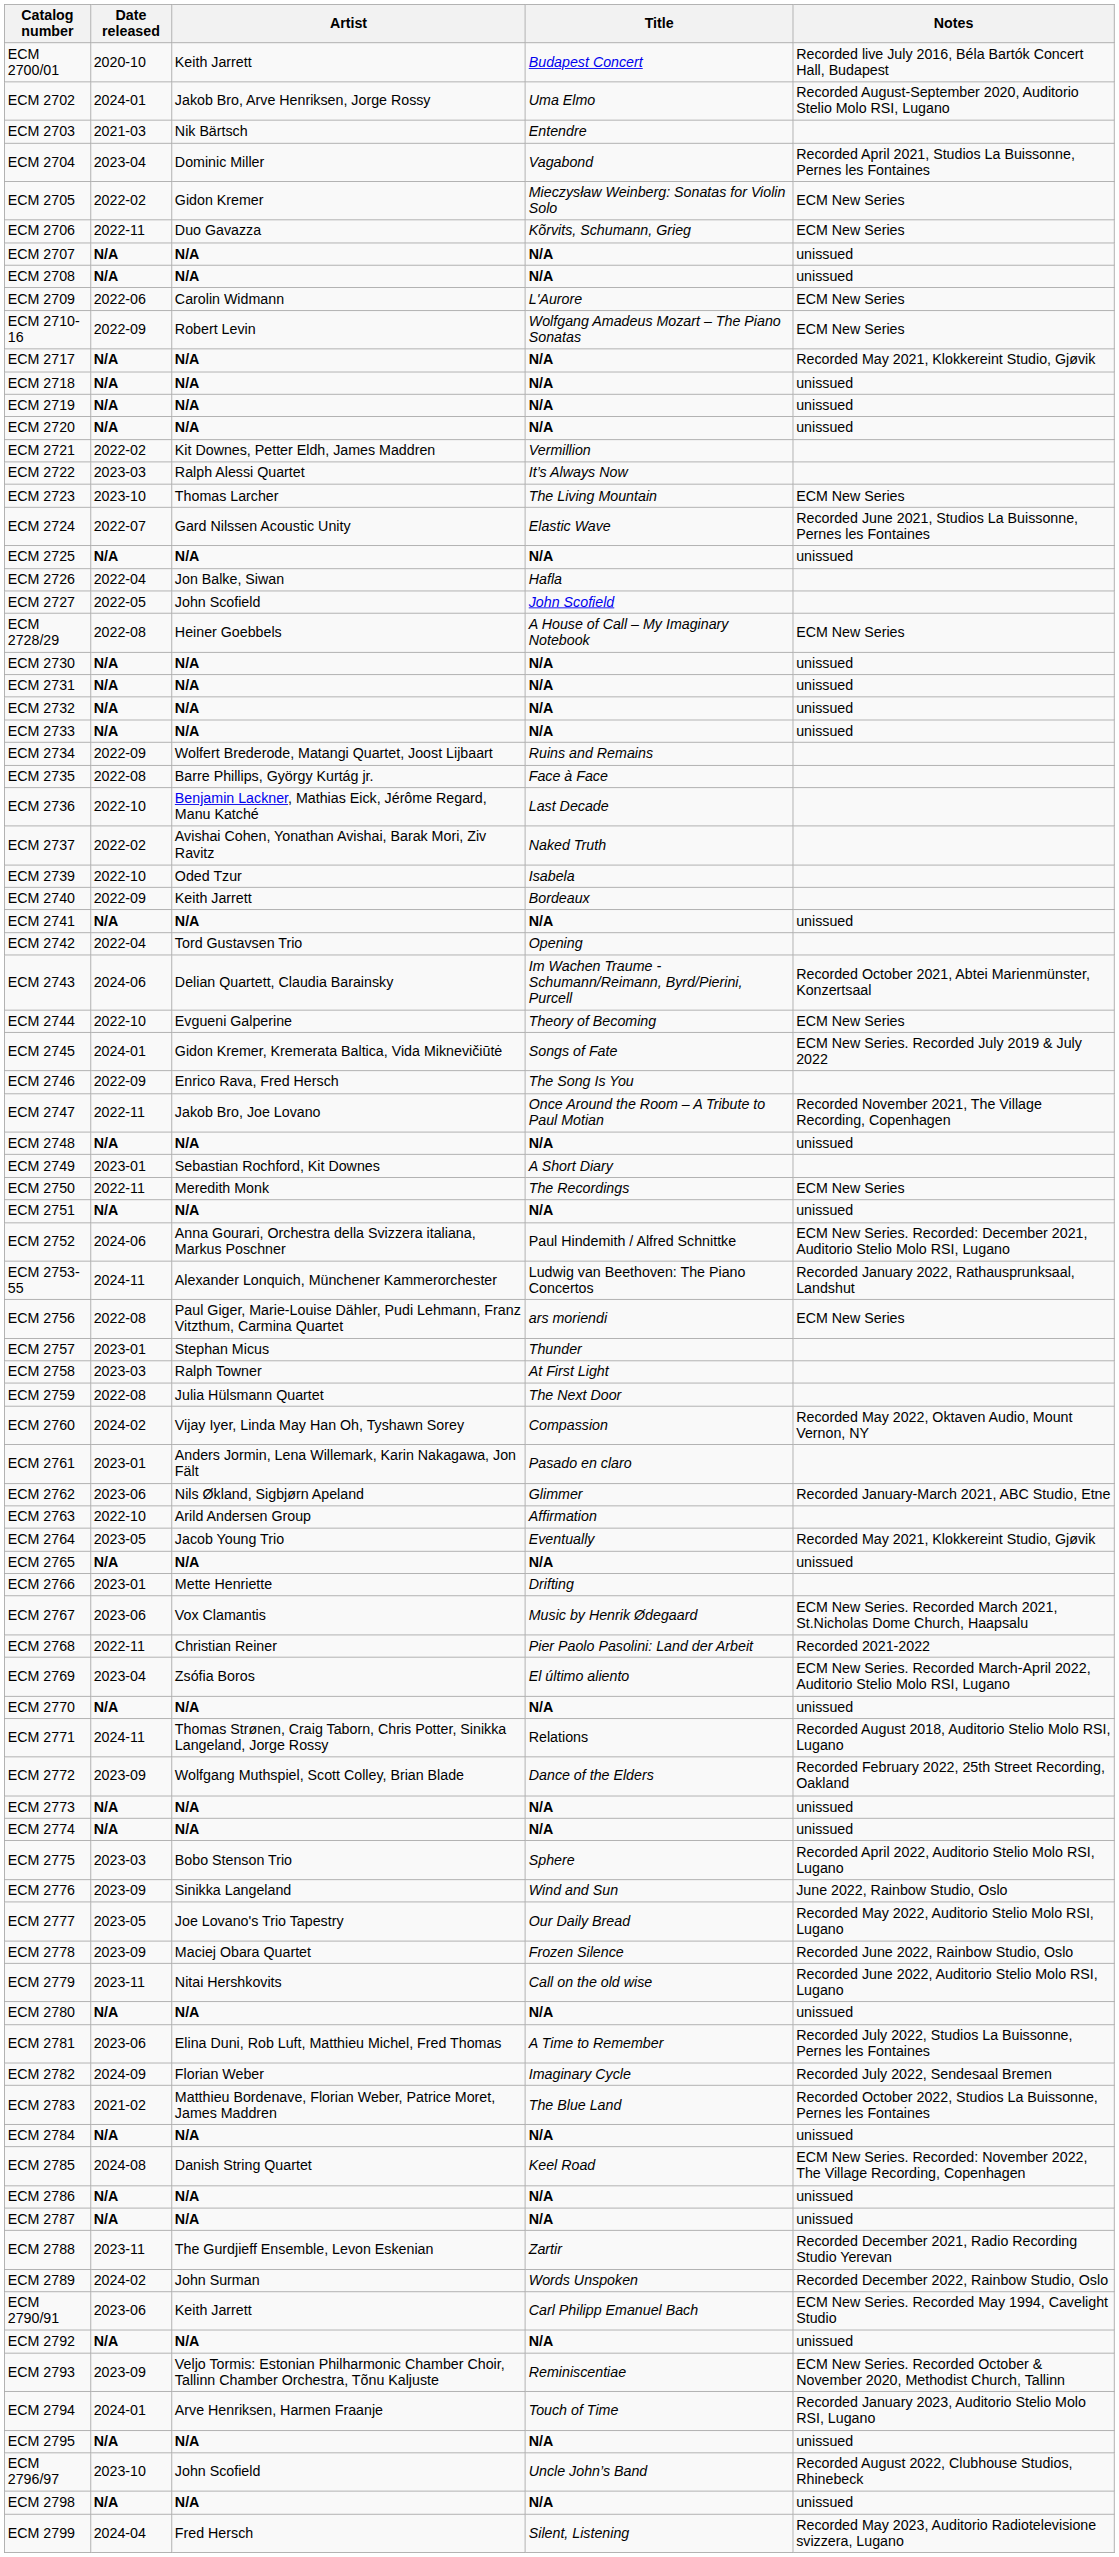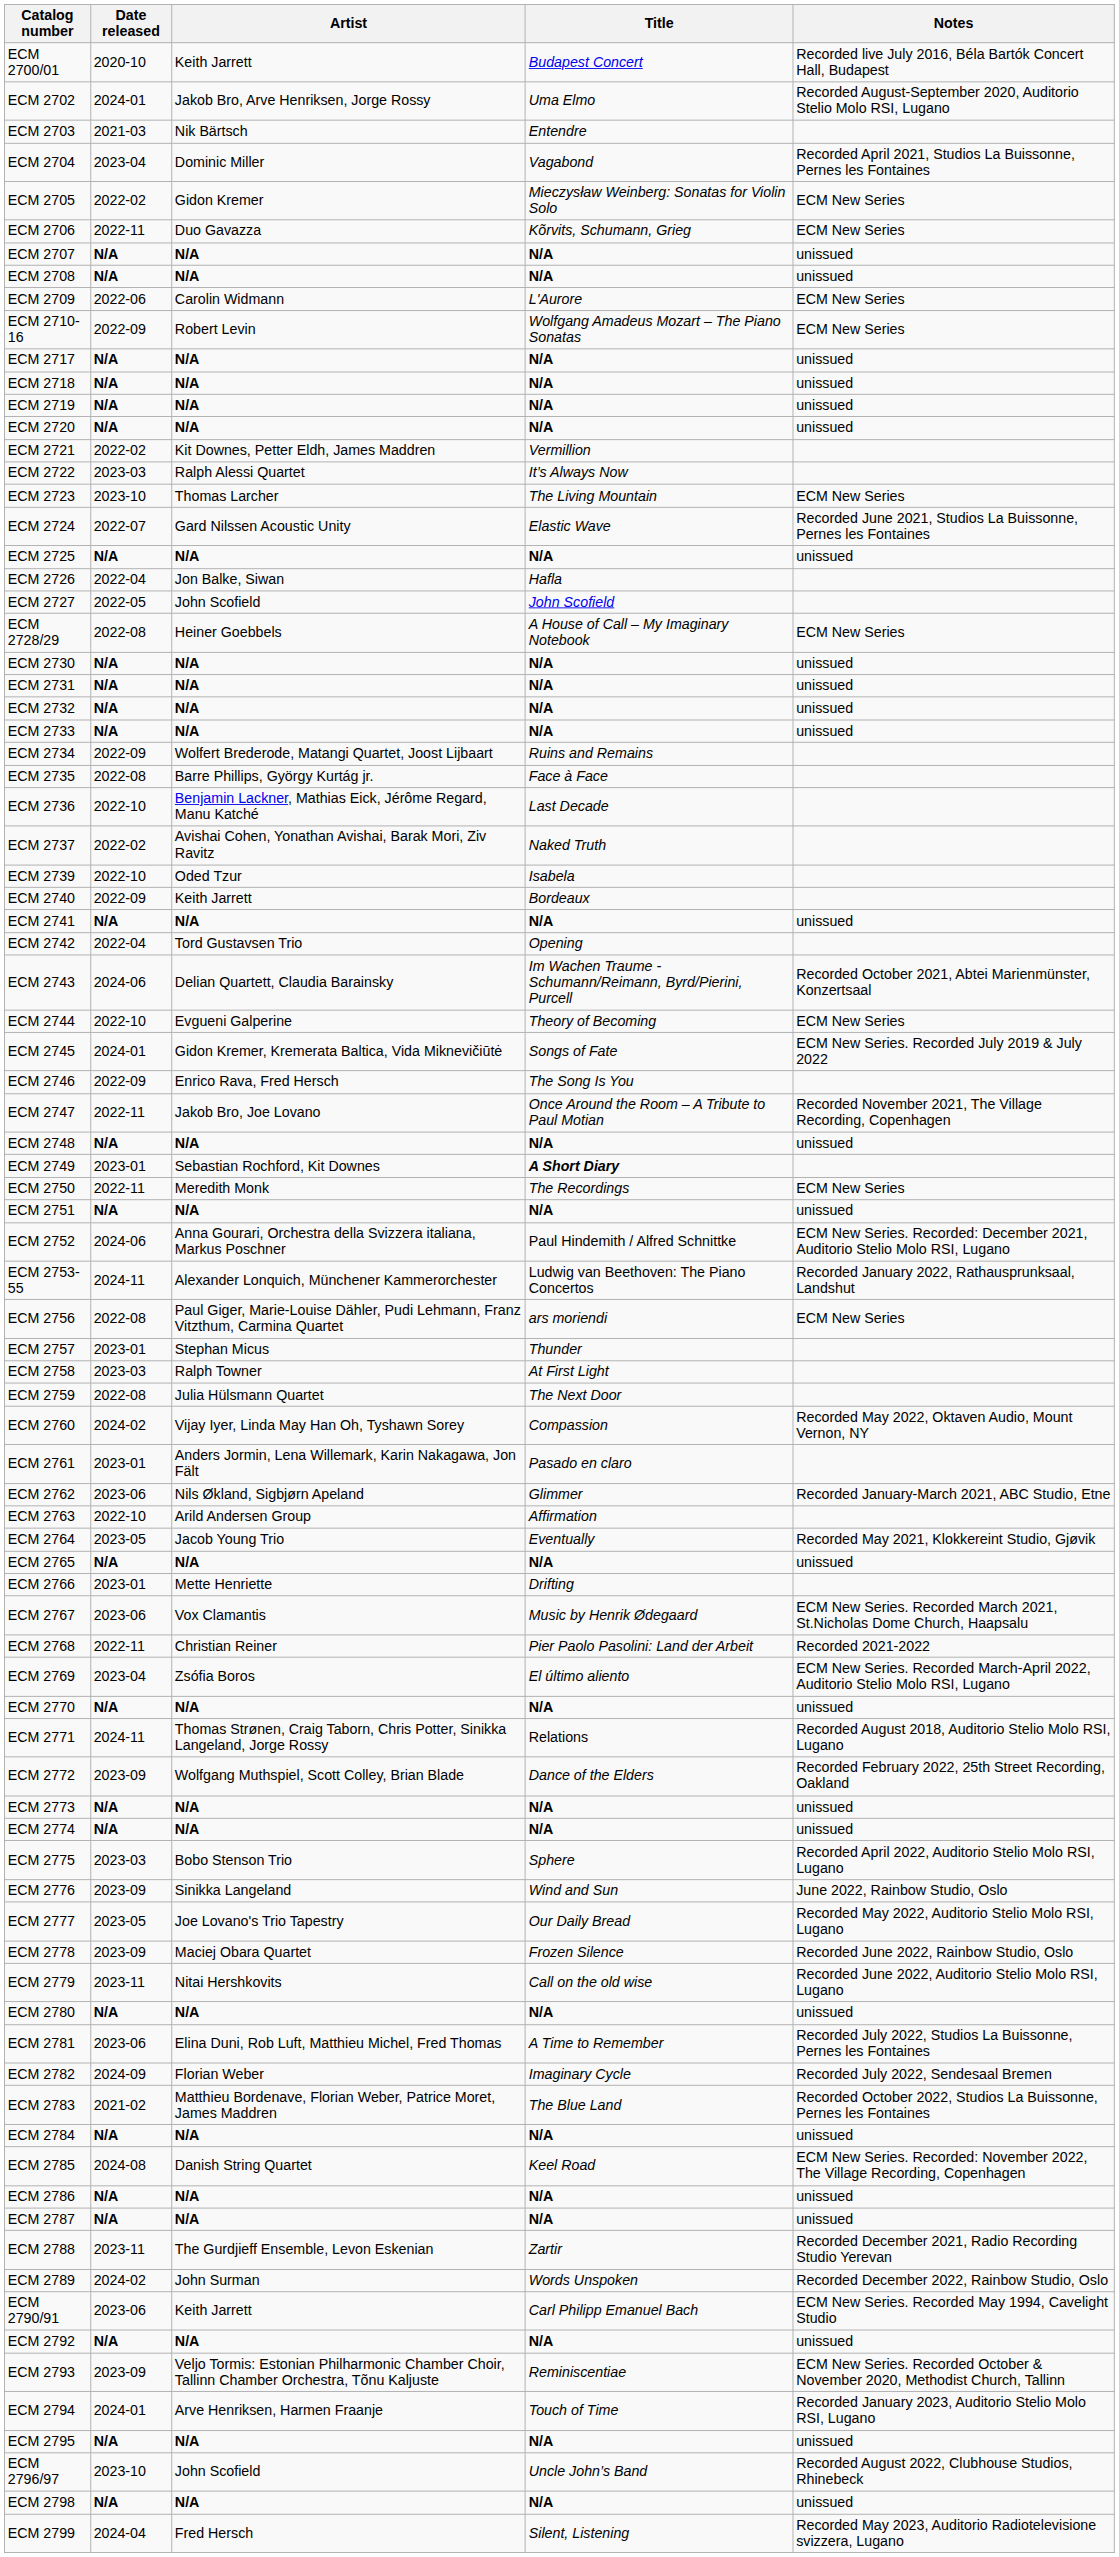(946, 360) Recorded May 2021, Klokkereint Studio, Gjøvik -> (825, 360) unissued
(571, 1166) normal -> (574, 1166) bold
